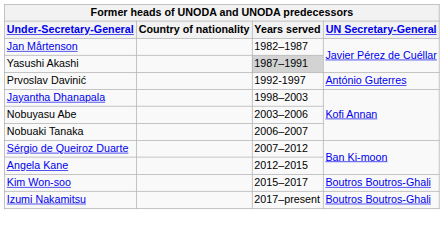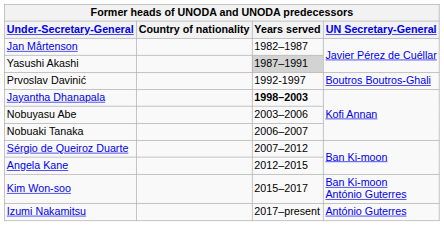(366, 81) António Guterres -> (378, 81) Boutros Boutros-Ghali
(281, 98) normal -> (281, 98) bold
(378, 183) Boutros Boutros-Ghali -> (366, 189) Ban Ki-moon António Guterres
(378, 200) Boutros Boutros-Ghali -> (366, 212) António Guterres
